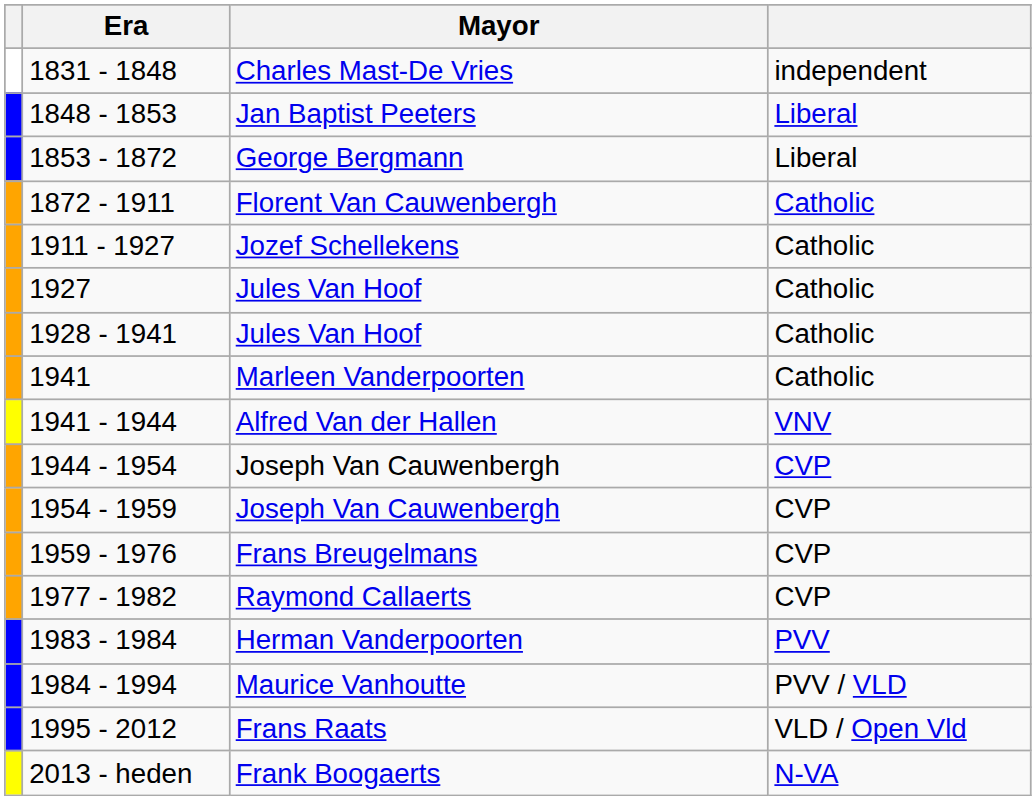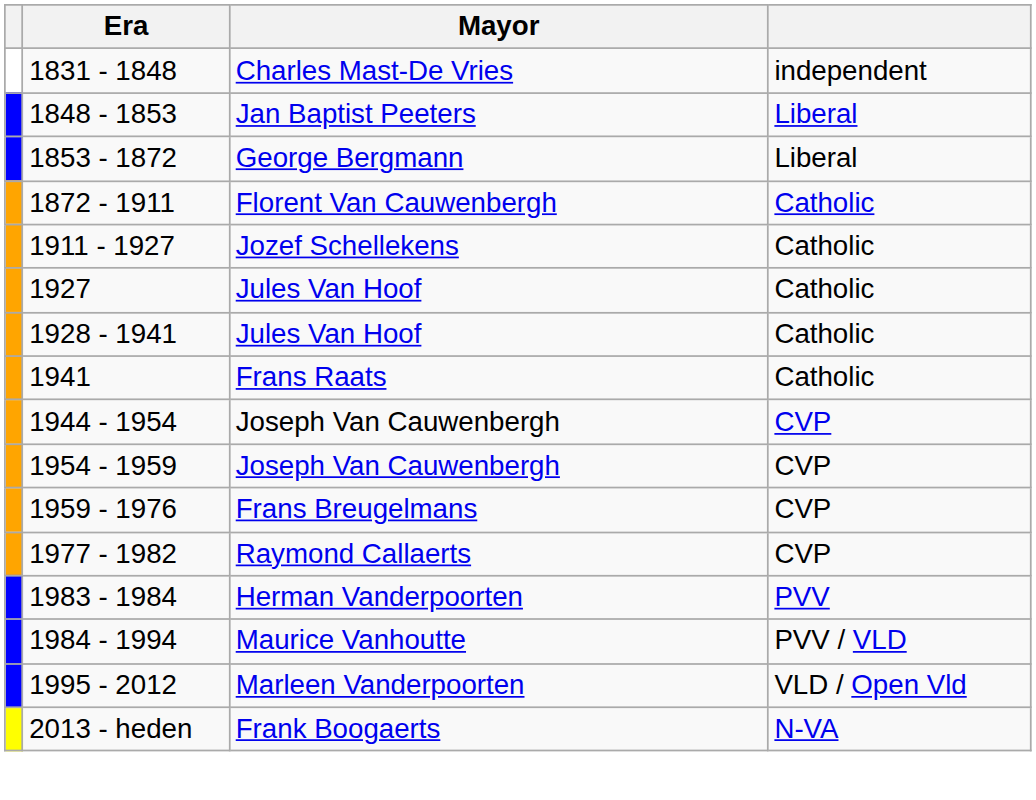(380, 377) Marleen Vanderpoorten -> (311, 377) Frans Raats
- row: (103, 421)
(311, 728) Frans Raats -> (380, 684) Marleen Vanderpoorten
